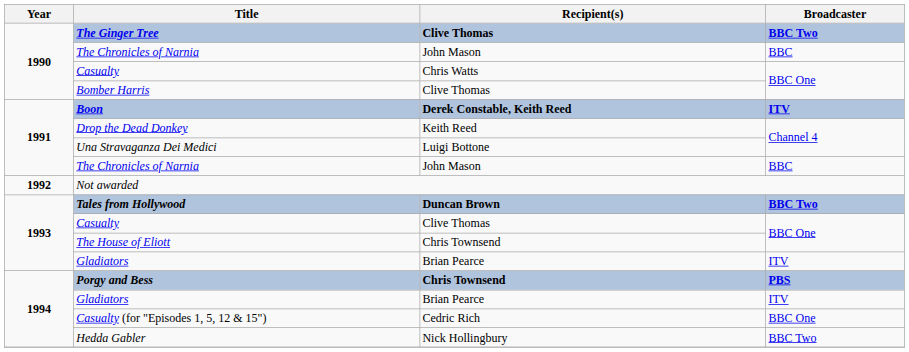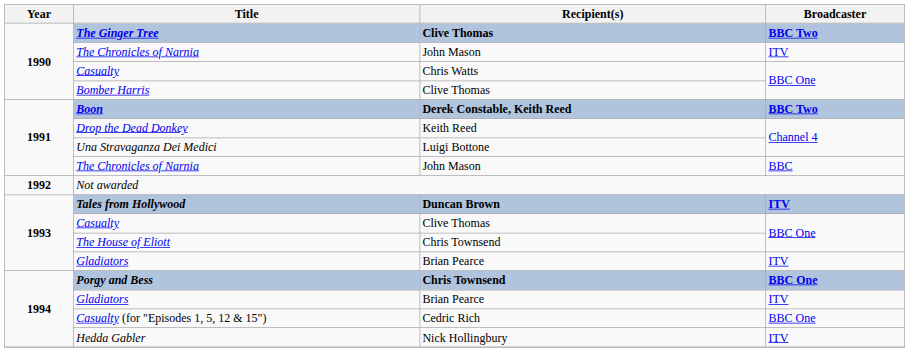(781, 52) BBC -> (779, 52) ITV
(779, 109) ITV -> (793, 109) BBC Two
(793, 204) BBC Two -> (779, 204) ITV
(780, 280) PBS -> (793, 280) BBC One
(793, 337) BBC Two -> (779, 337) ITV
